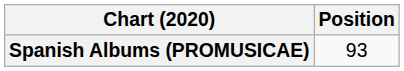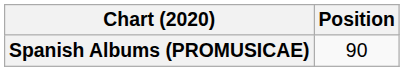(357, 50) 93 -> (357, 50) 90
